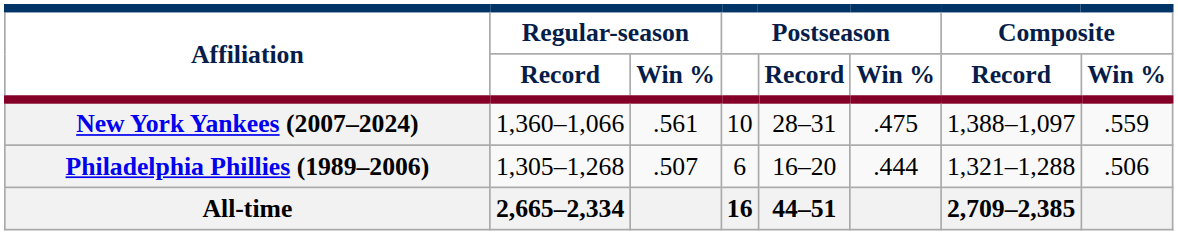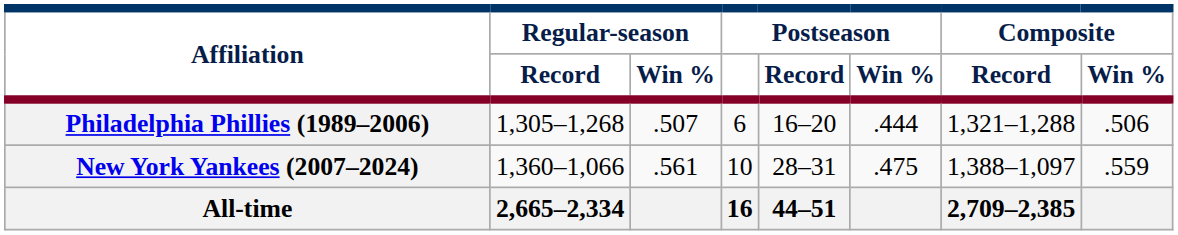rows swapped: (247, 166) <-> (247, 124)
